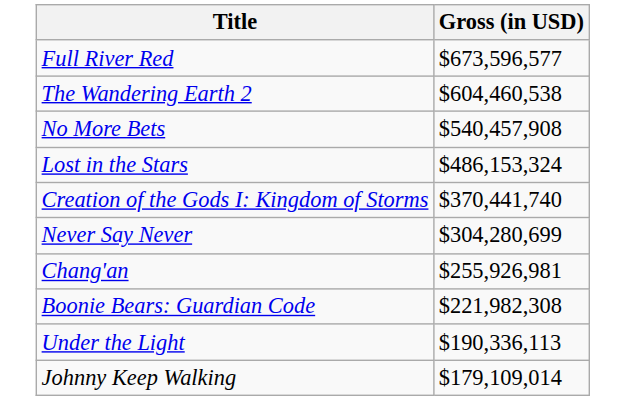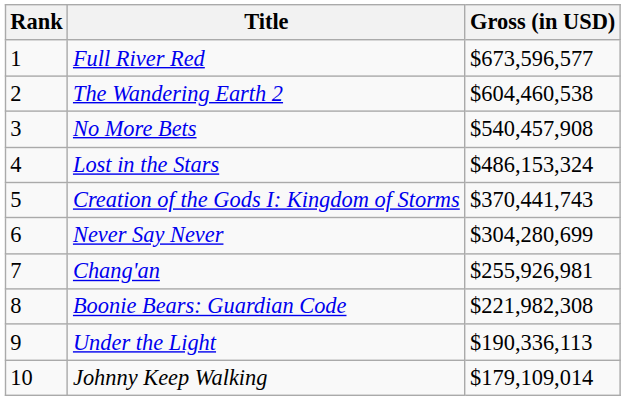+ column: (36, 22)
(500, 199) $370,441,740 -> (532, 199) $370,441,743
